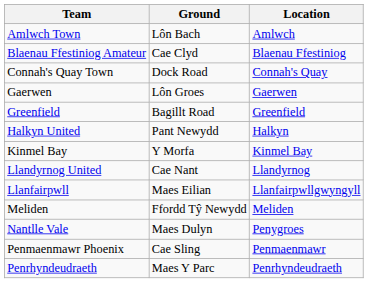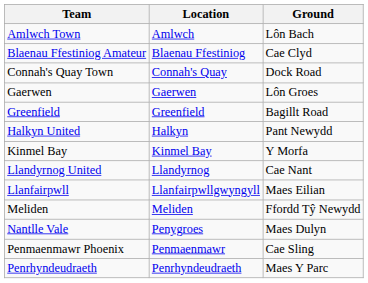columns swapped: (306, 14) <-> (199, 14)
